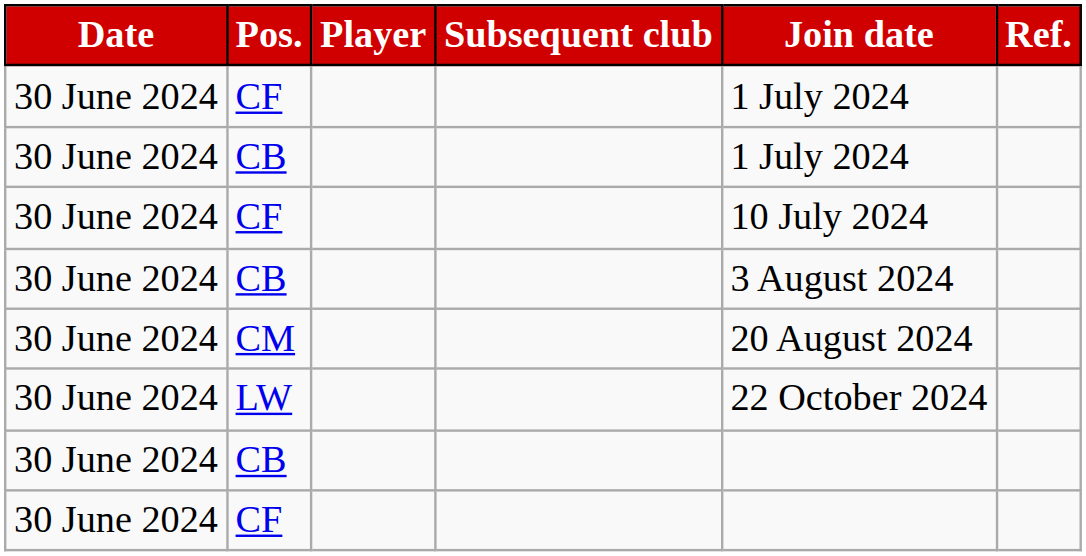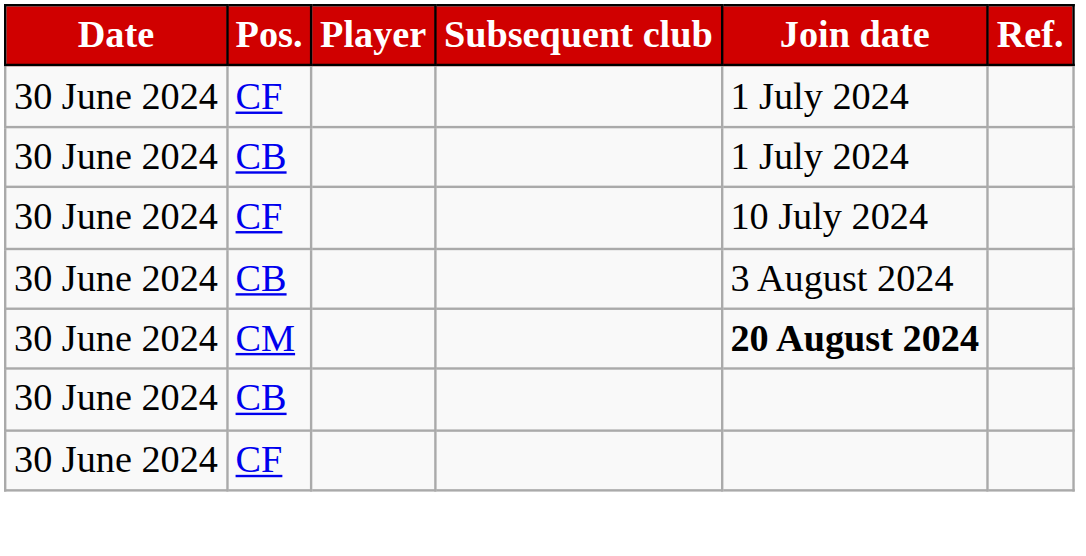(852, 338) normal -> (855, 338) bold
- row: (116, 398)
